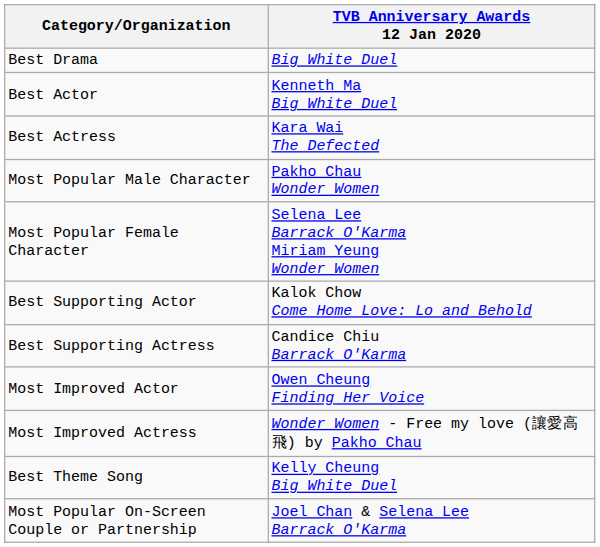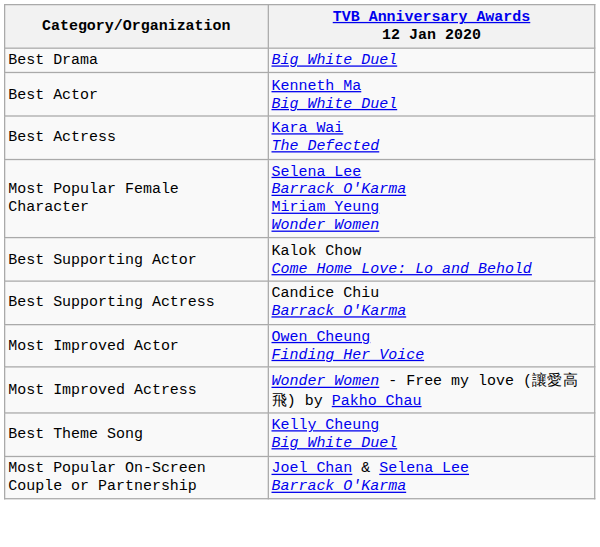- row: (129, 180)
